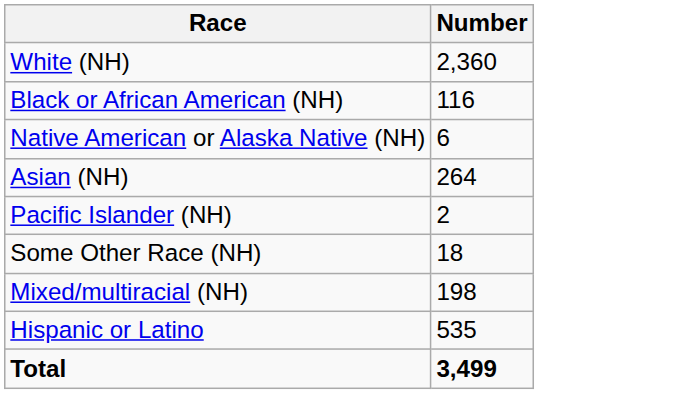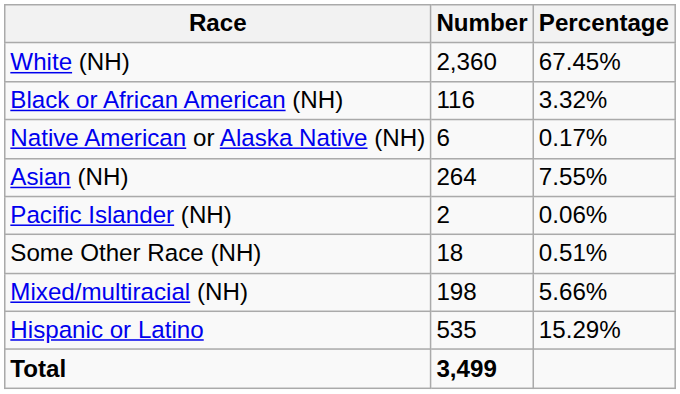+ column: (604, 23)
